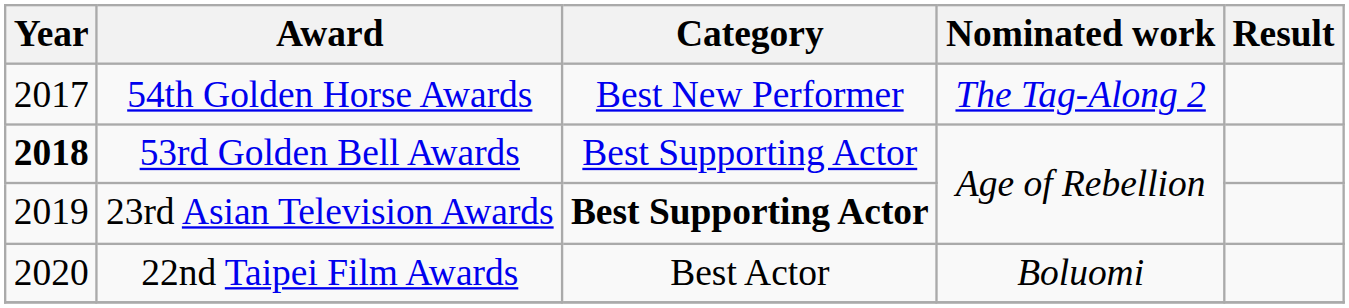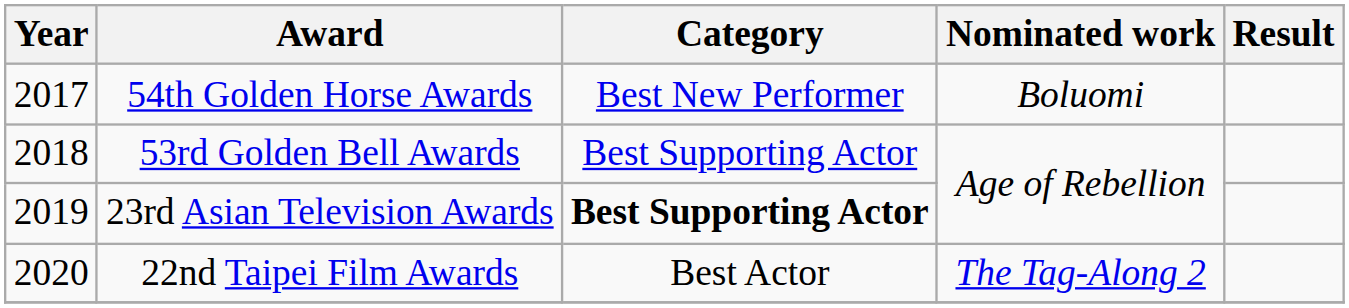(1081, 93) The Tag-Along 2 -> (1081, 93) Boluomi
(51, 152) bold -> (51, 152) normal
(1081, 271) Boluomi -> (1081, 271) The Tag-Along 2
